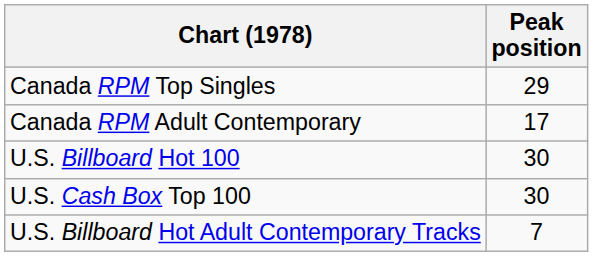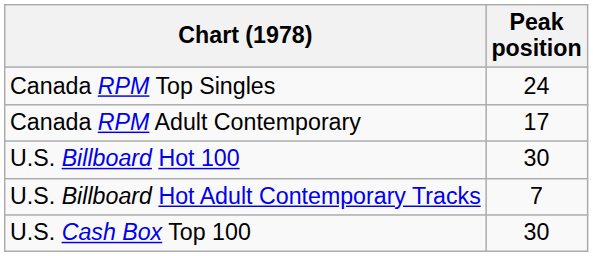(537, 85) 29 -> (537, 85) 24
rows swapped: (245, 232) <-> (130, 196)
